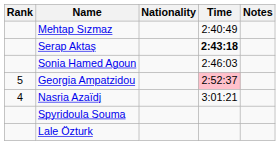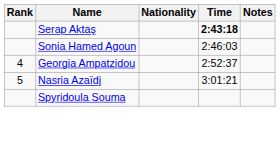- row: (75, 30)
(20, 81) 5 -> (20, 64) 4
(219, 81) pink background -> (219, 64) no background
(20, 98) 4 -> (20, 81) 5
- row: (65, 132)
